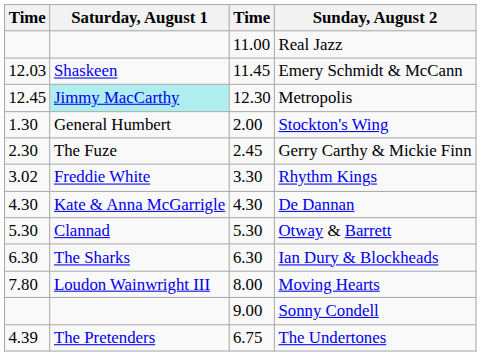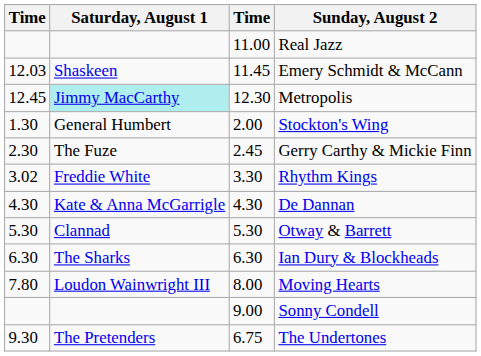(23, 337) 4.39 -> (23, 337) 9.30
